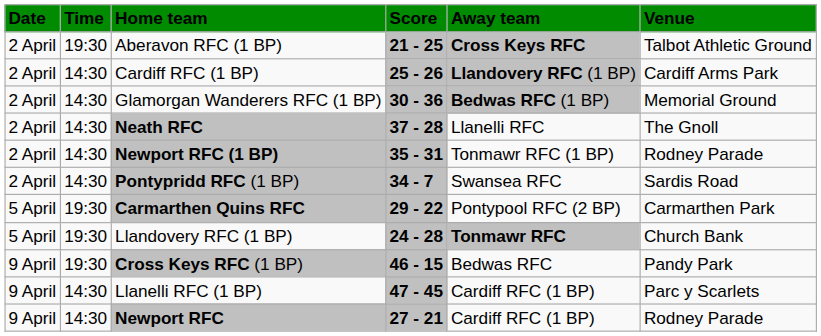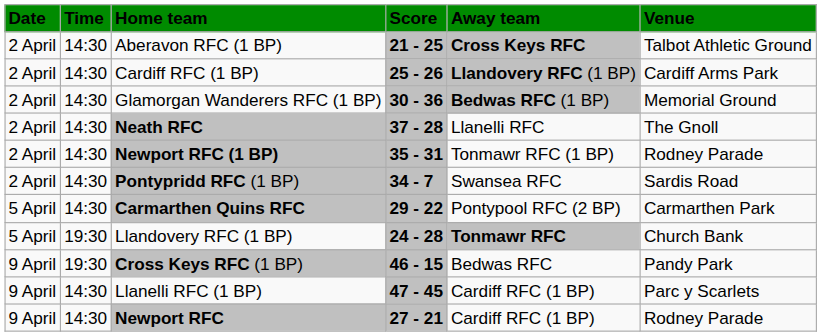(86, 45) 19:30 -> (86, 45) 14:30
(86, 208) 19:30 -> (86, 208) 14:30
